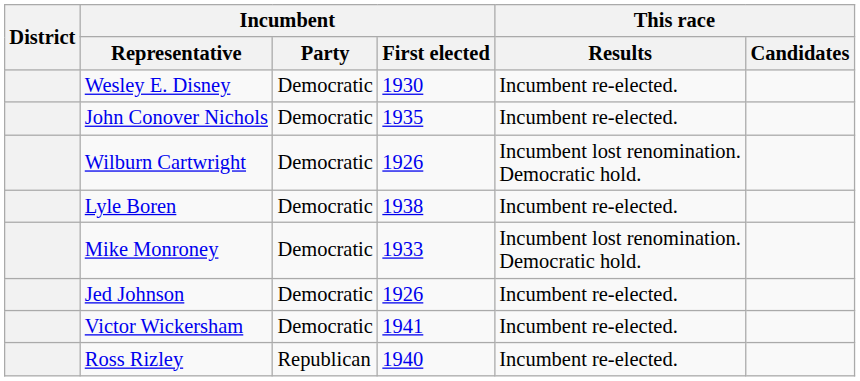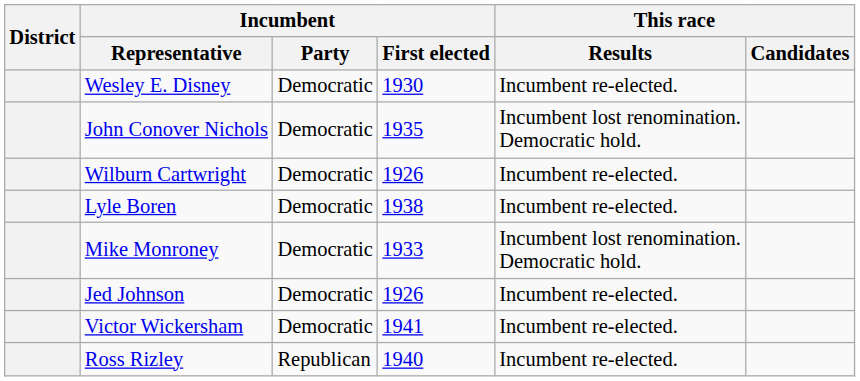(589, 118) Incumbent re-elected. -> (620, 129) Incumbent lost renomination. Democratic hold.
(620, 162) Incumbent lost renomination. Democratic hold. -> (589, 173) Incumbent re-elected.
